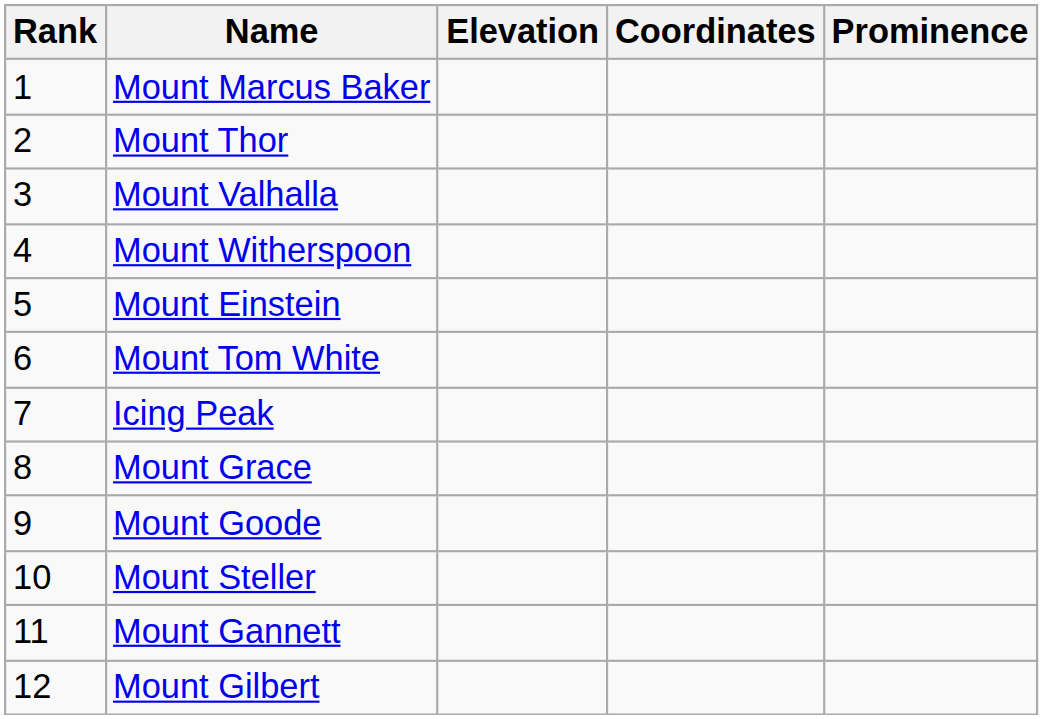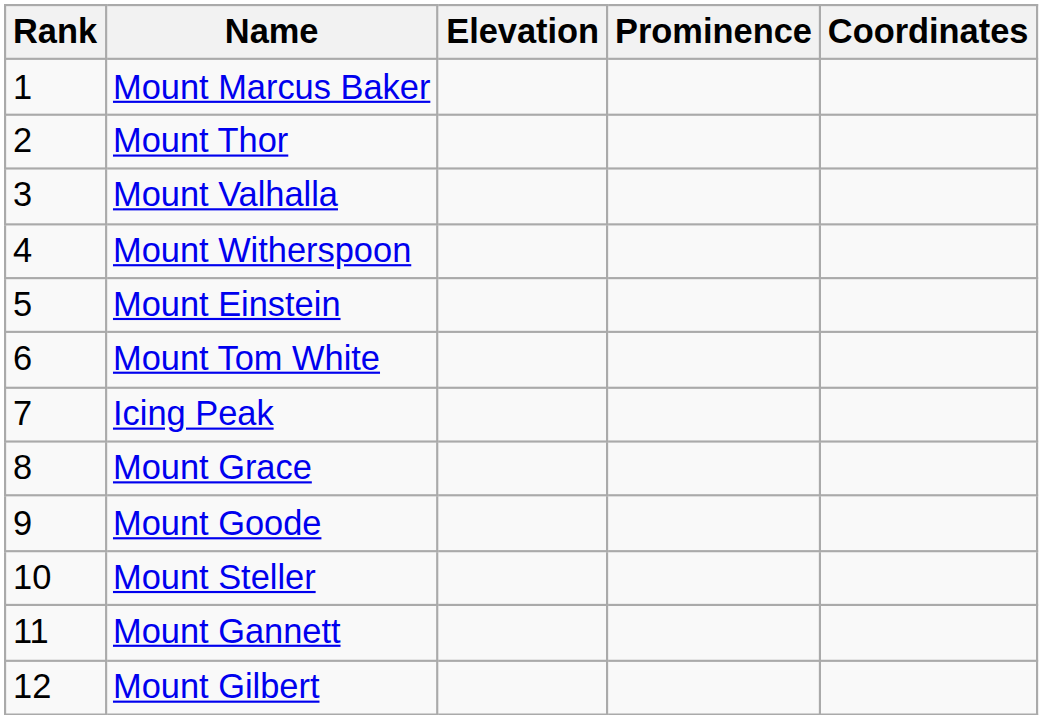columns swapped: (930, 31) <-> (715, 31)
